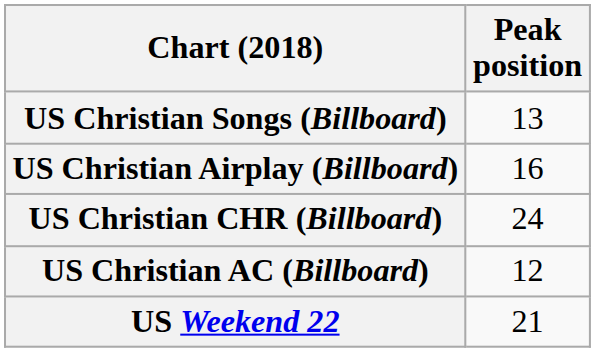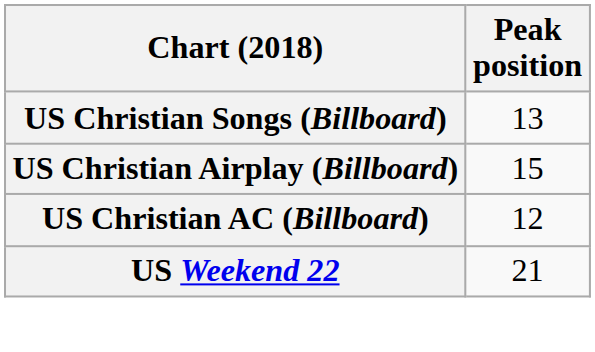(528, 168) 16 -> (528, 168) 15
- row: (235, 219)
